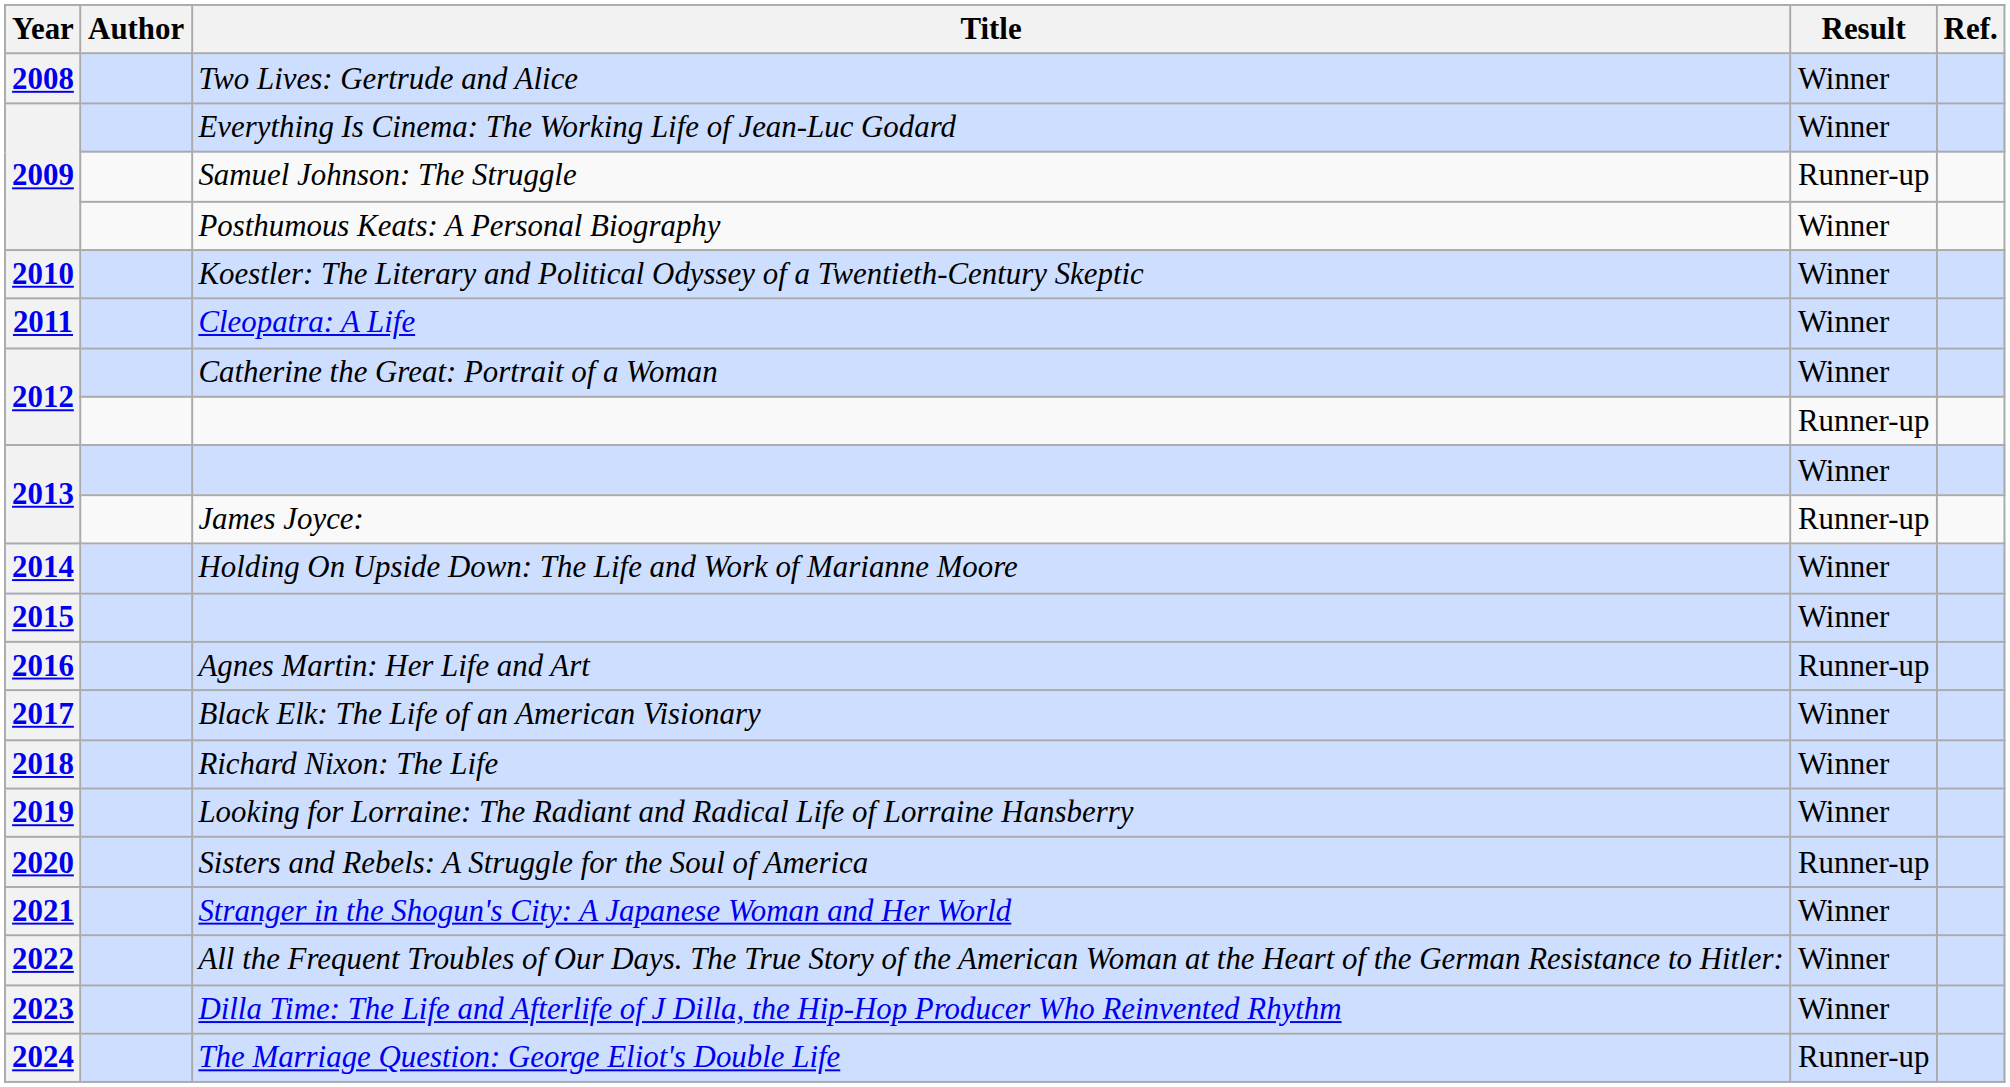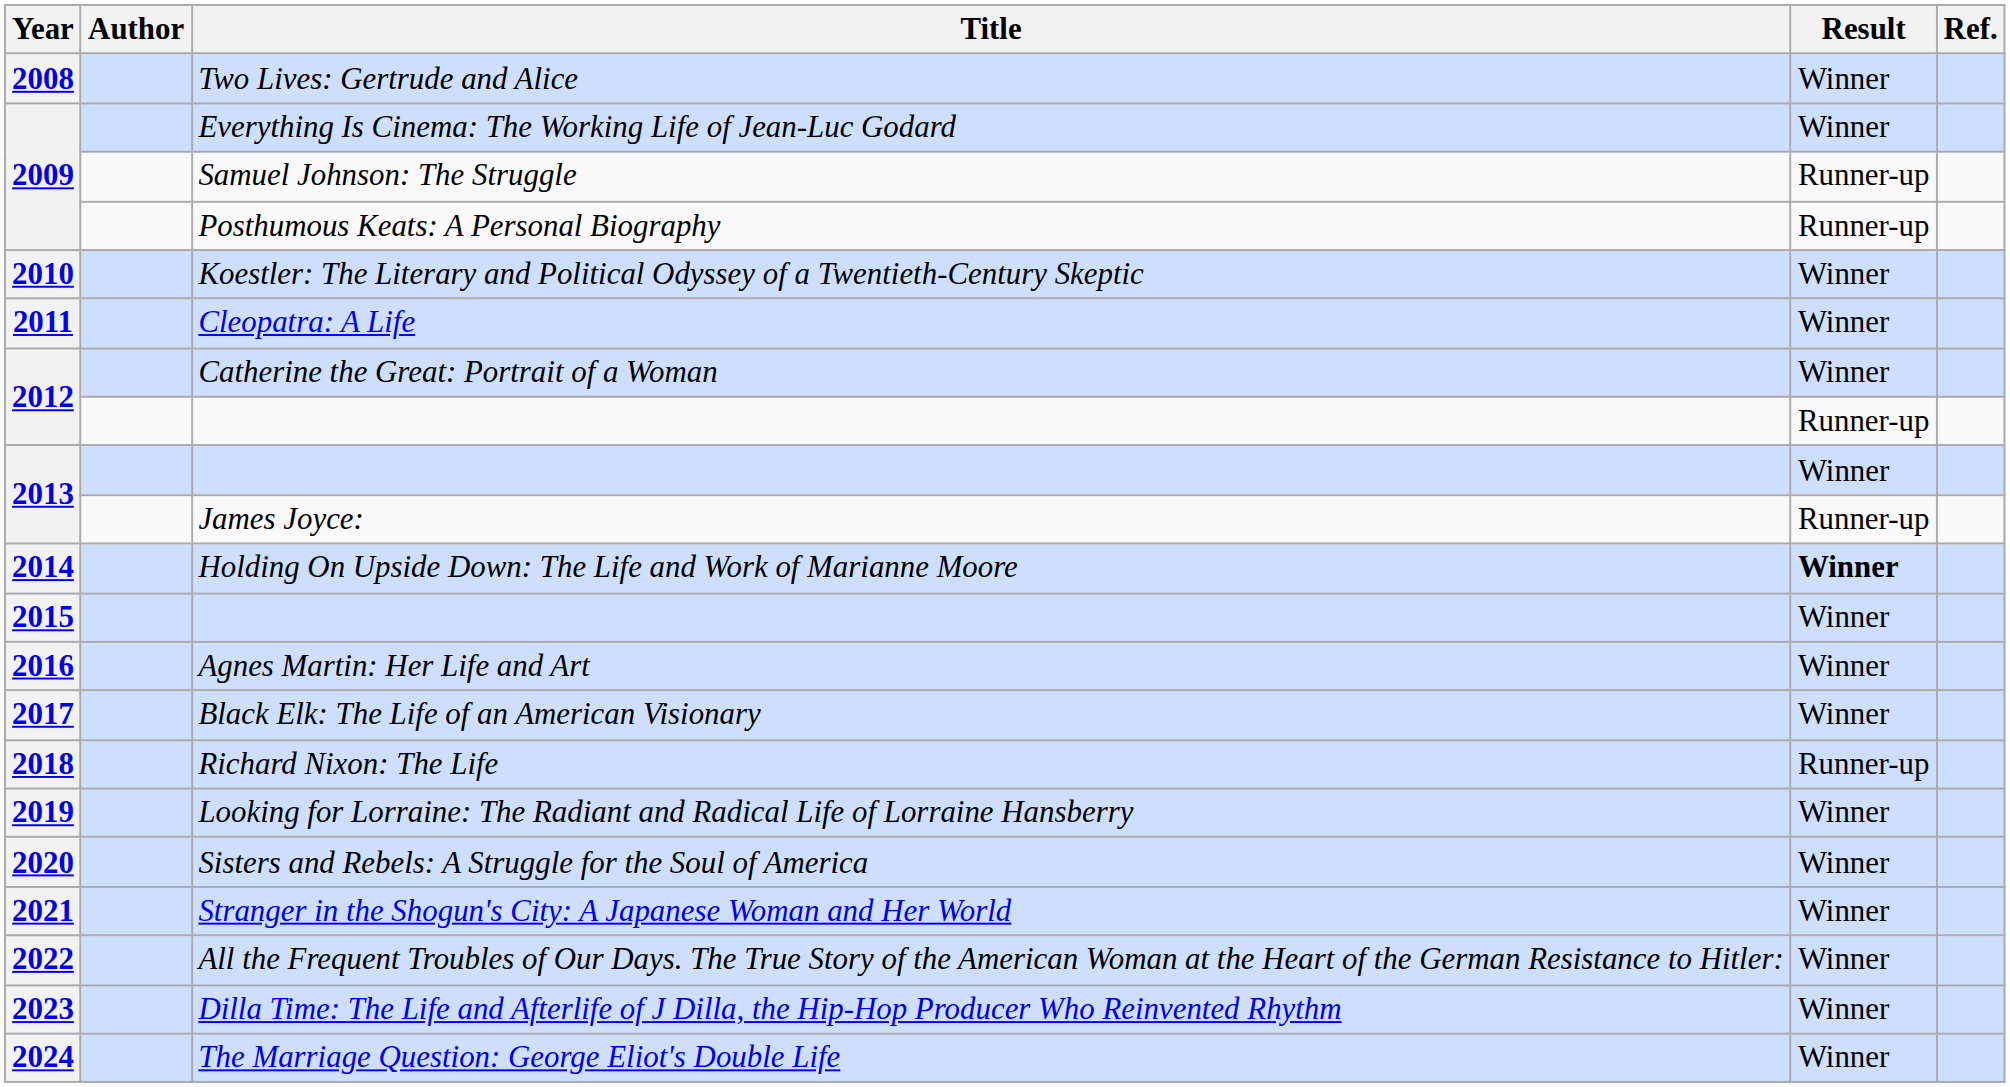(1844, 224) Winner -> (1864, 224) Runner-up
(1844, 567) normal -> (1848, 567) bold
(1864, 665) Runner-up -> (1844, 665) Winner
(1844, 763) Winner -> (1864, 763) Runner-up
(1864, 861) Runner-up -> (1844, 861) Winner
(1864, 1057) Runner-up -> (1844, 1057) Winner
